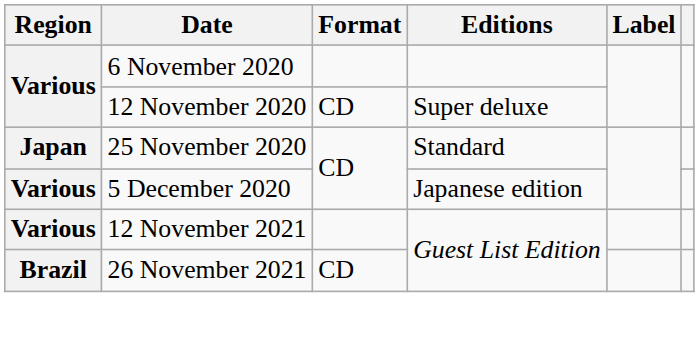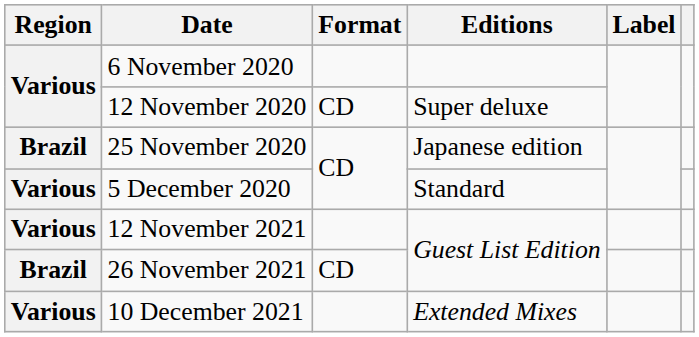(53, 147) Japan -> (53, 147) Brazil
(459, 147) Standard -> (498, 147) Japanese edition
(498, 188) Japanese edition -> (459, 188) Standard
+ row: (206, 310)
